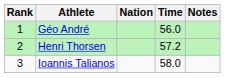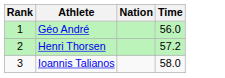- column: (203, 13)
